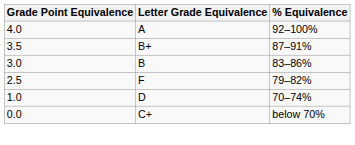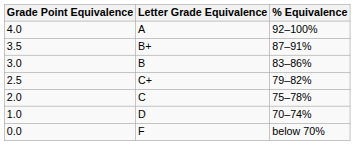(141, 81) F -> (145, 81) C+
+ row: (14, 98)
(145, 115) C+ -> (141, 132) F
